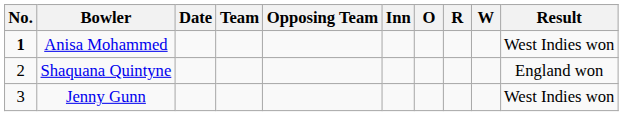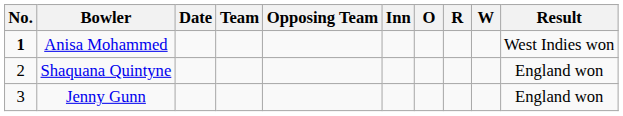(559, 96) West Indies won -> (559, 96) England won
